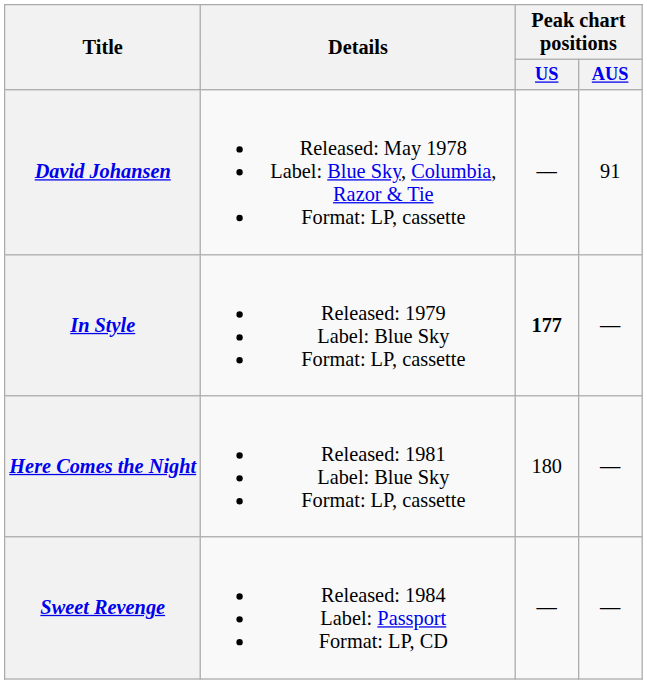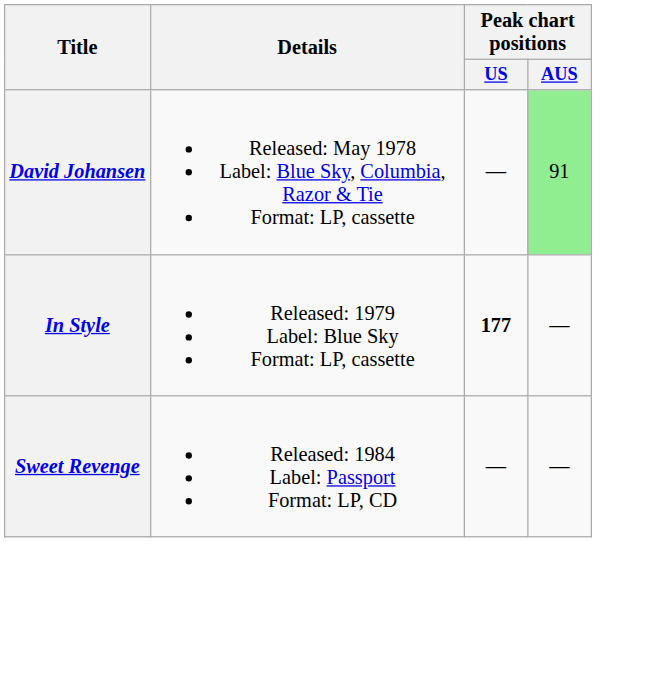(610, 171) no background -> (559, 171) lightgreen background
- row: (103, 466)
